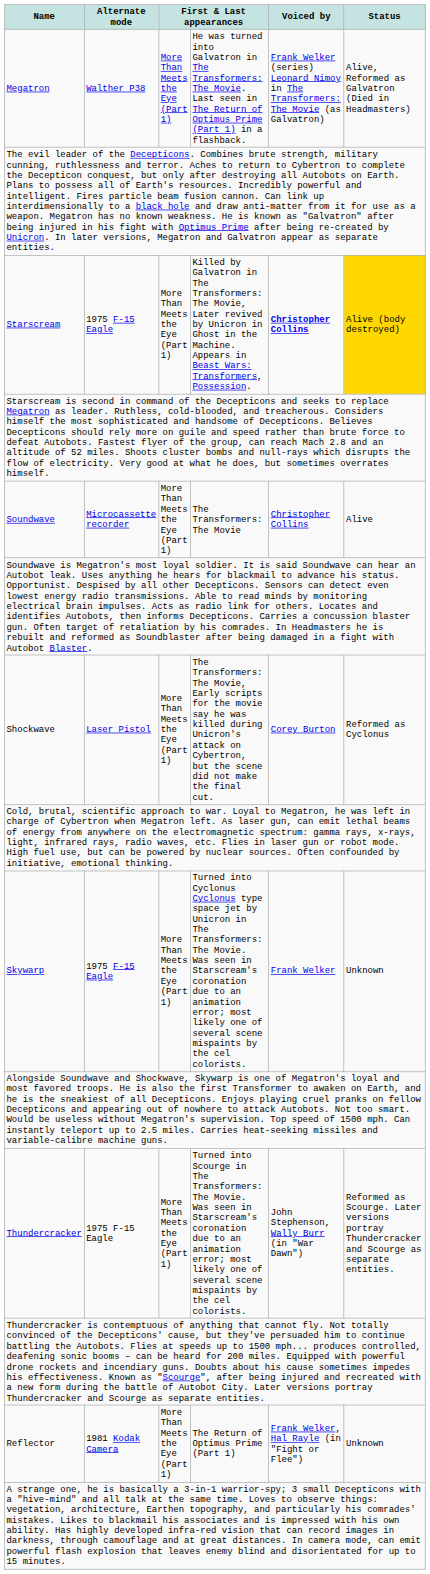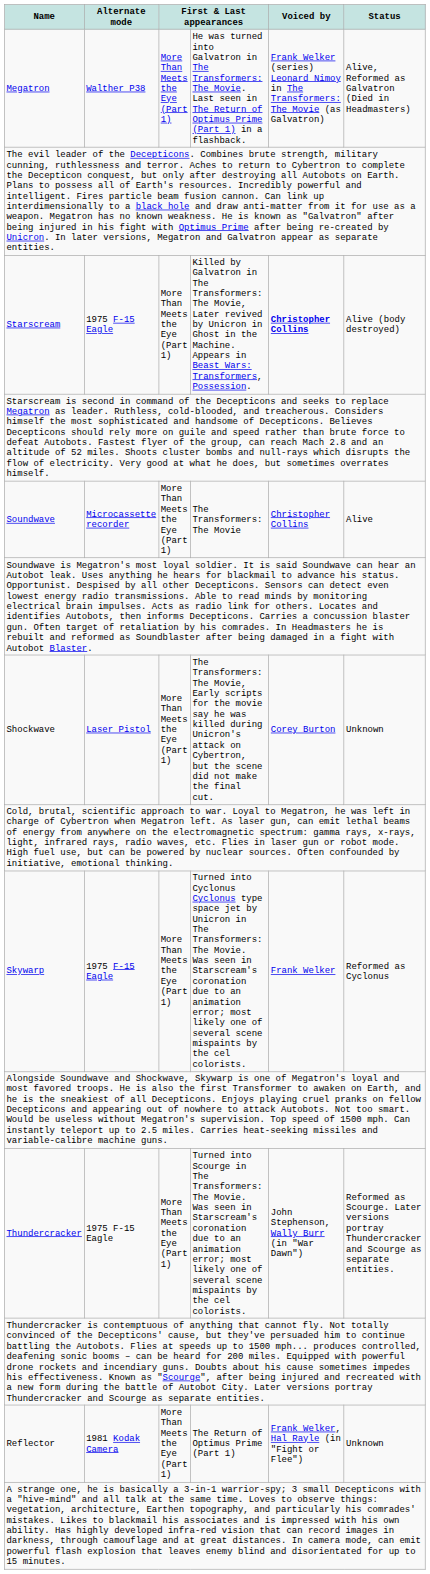(376, 325) gold background -> (376, 325) no background
(376, 730) Reformed as Cyclonus -> (365, 730) Unknown
(365, 971) Unknown -> (376, 971) Reformed as Cyclonus
